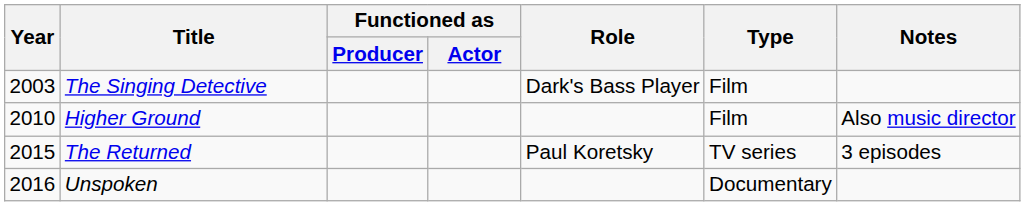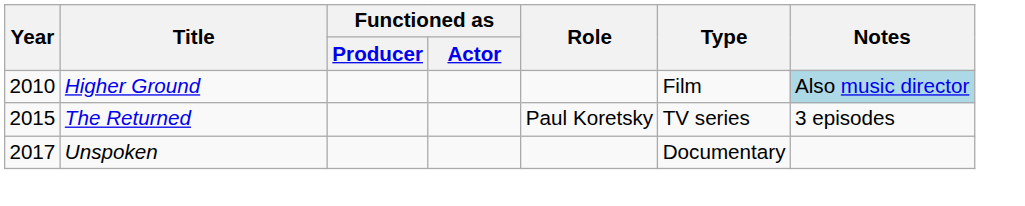- row: (166, 86)
(929, 119) no background -> (882, 86) lightblue background
(32, 184) 2016 -> (32, 151) 2017
